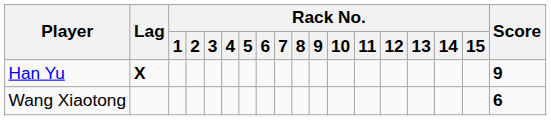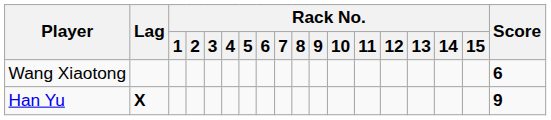rows swapped: (67, 100) <-> (37, 73)
